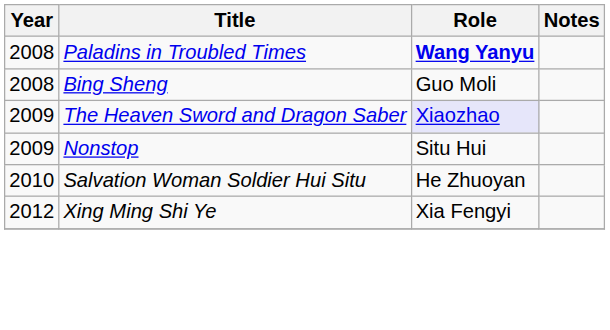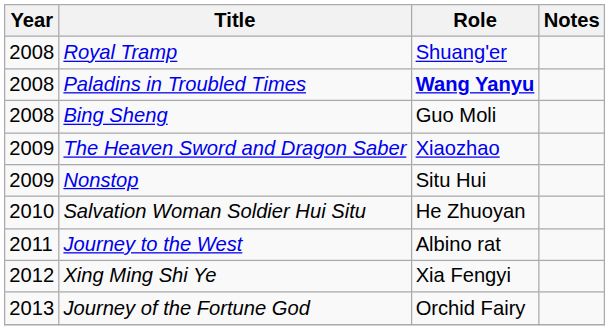+ row: (120, 52)
(458, 116) lavender background -> (458, 148) no background
+ row: (153, 244)
+ row: (187, 308)
